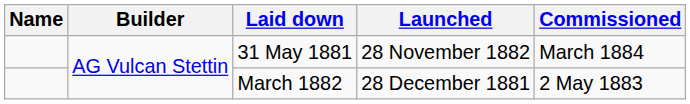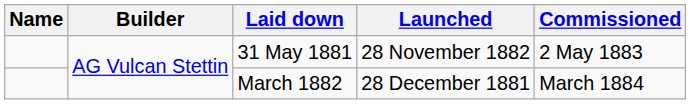(592, 51) March 1884 -> (591, 51) 2 May 1883
(591, 83) 2 May 1883 -> (592, 83) March 1884
